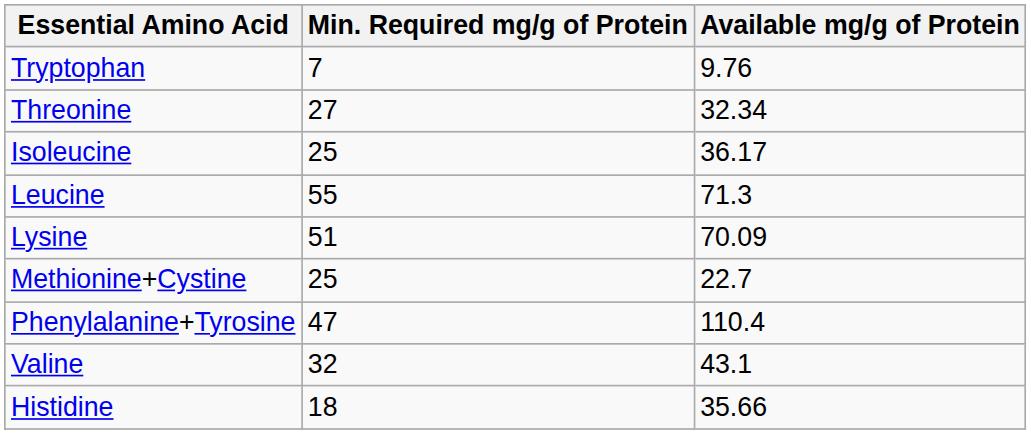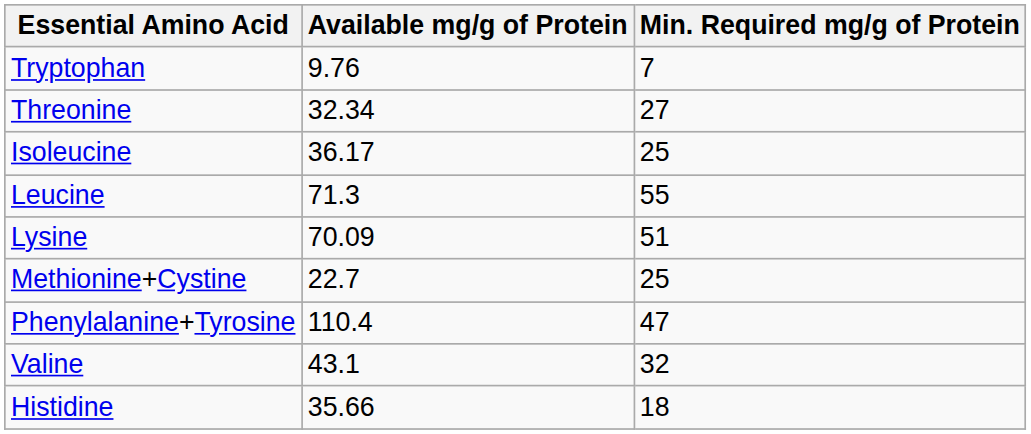columns swapped: (860, 25) <-> (498, 25)
